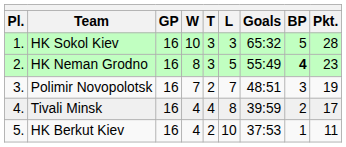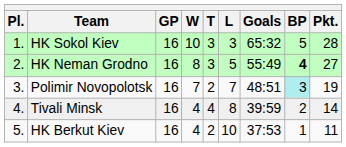(331, 65) 23 -> (331, 65) 27
(303, 87) no background -> (303, 87) paleturquoise background
(331, 109) 17 -> (331, 109) 14
